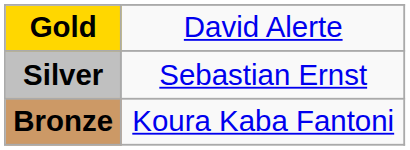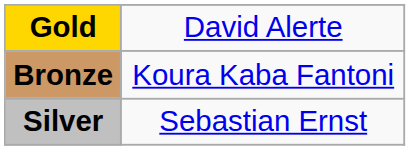rows swapped: (63, 74) <-> (63, 121)
